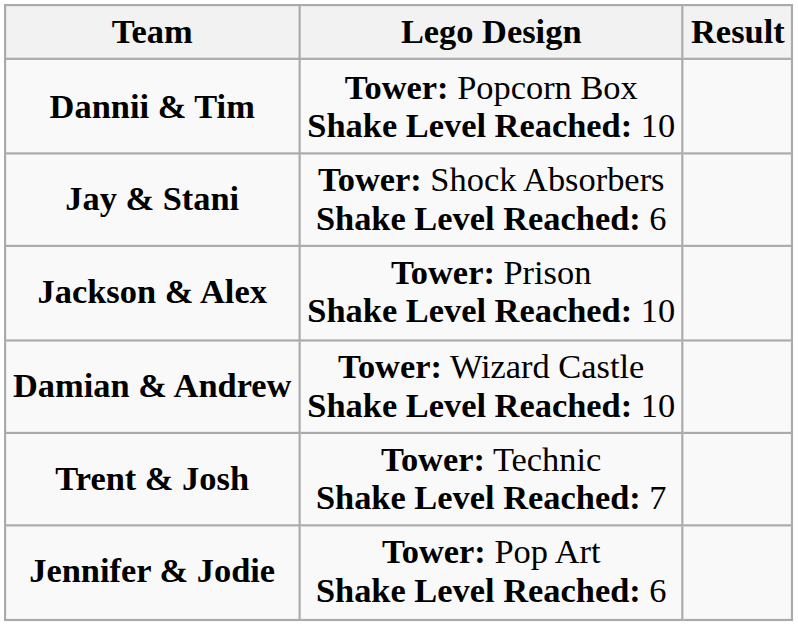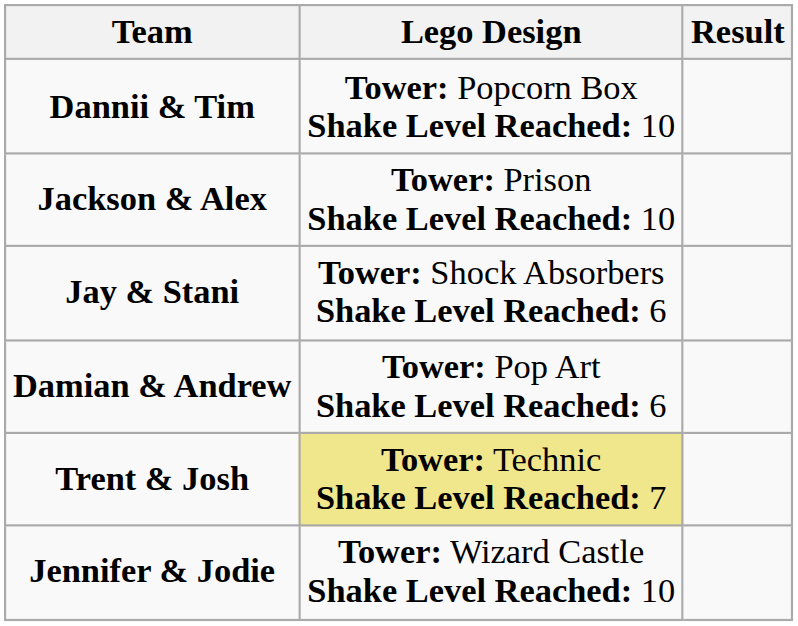rows swapped: (152, 198) <-> (152, 292)
(491, 385) Tower: Wizard Castle Shake Level Reached: 10 -> (491, 385) Tower: Pop Art Shake Level Reached: 6
(491, 478) no background -> (491, 478) khaki background
(491, 571) Tower: Pop Art Shake Level Reached: 6 -> (491, 571) Tower: Wizard Castle Shake Level Reached: 10
